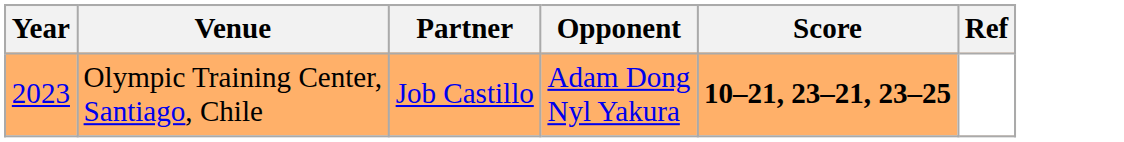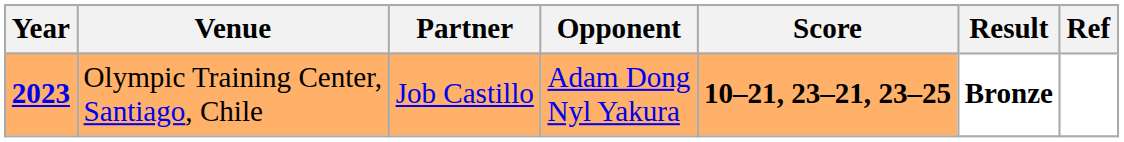+ column: (1009, 28)
(41, 94) normal -> (41, 94) bold
